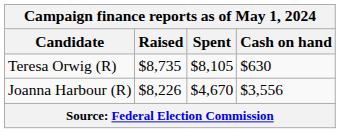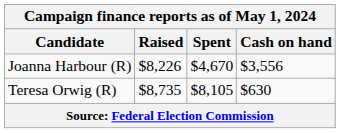rows swapped: (70, 90) <-> (62, 66)
